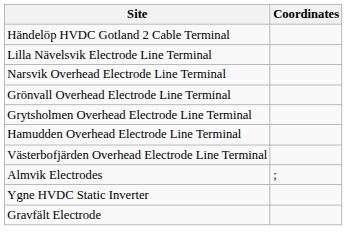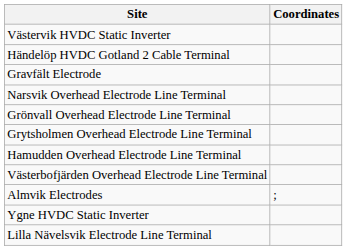+ row: (89, 34)
rows swapped: (110, 54) <-> (54, 214)
